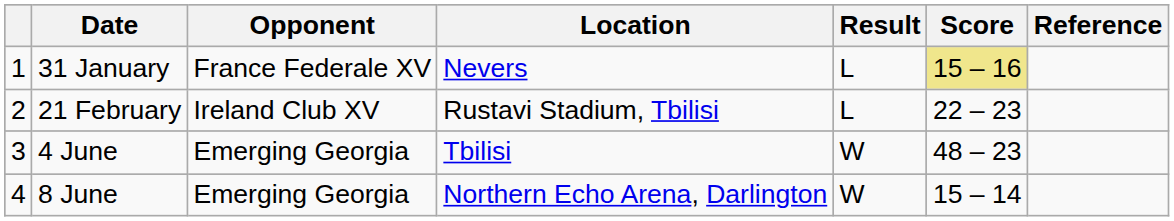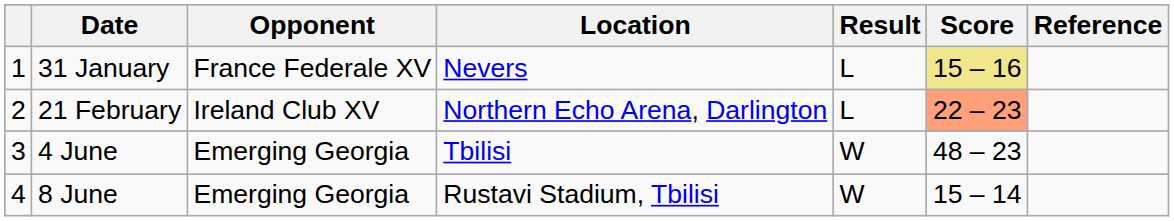(581, 109) Rustavi Stadium, Tbilisi -> (635, 109) Northern Echo Arena, Darlington
(977, 109) no background -> (977, 109) lightsalmon background
(635, 194) Northern Echo Arena, Darlington -> (581, 194) Rustavi Stadium, Tbilisi
